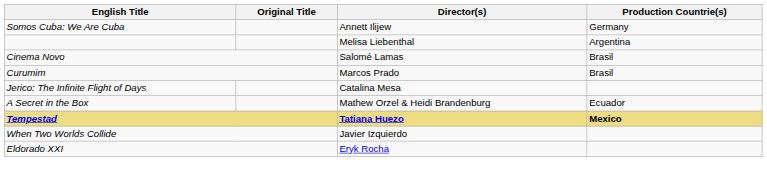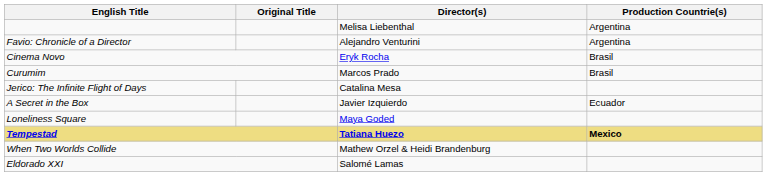- row: (65, 27)
+ row: (69, 42)
(371, 57) Salomé Lamas -> (364, 57) Eryk Rocha
(415, 103) Mathew Orzel & Heidi Brandenburg -> (373, 103) Javier Izquierdo
+ row: (46, 118)
(373, 133) Javier Izquierdo -> (415, 149) Mathew Orzel & Heidi Brandenburg
(364, 149) Eryk Rocha -> (371, 164) Salomé Lamas
